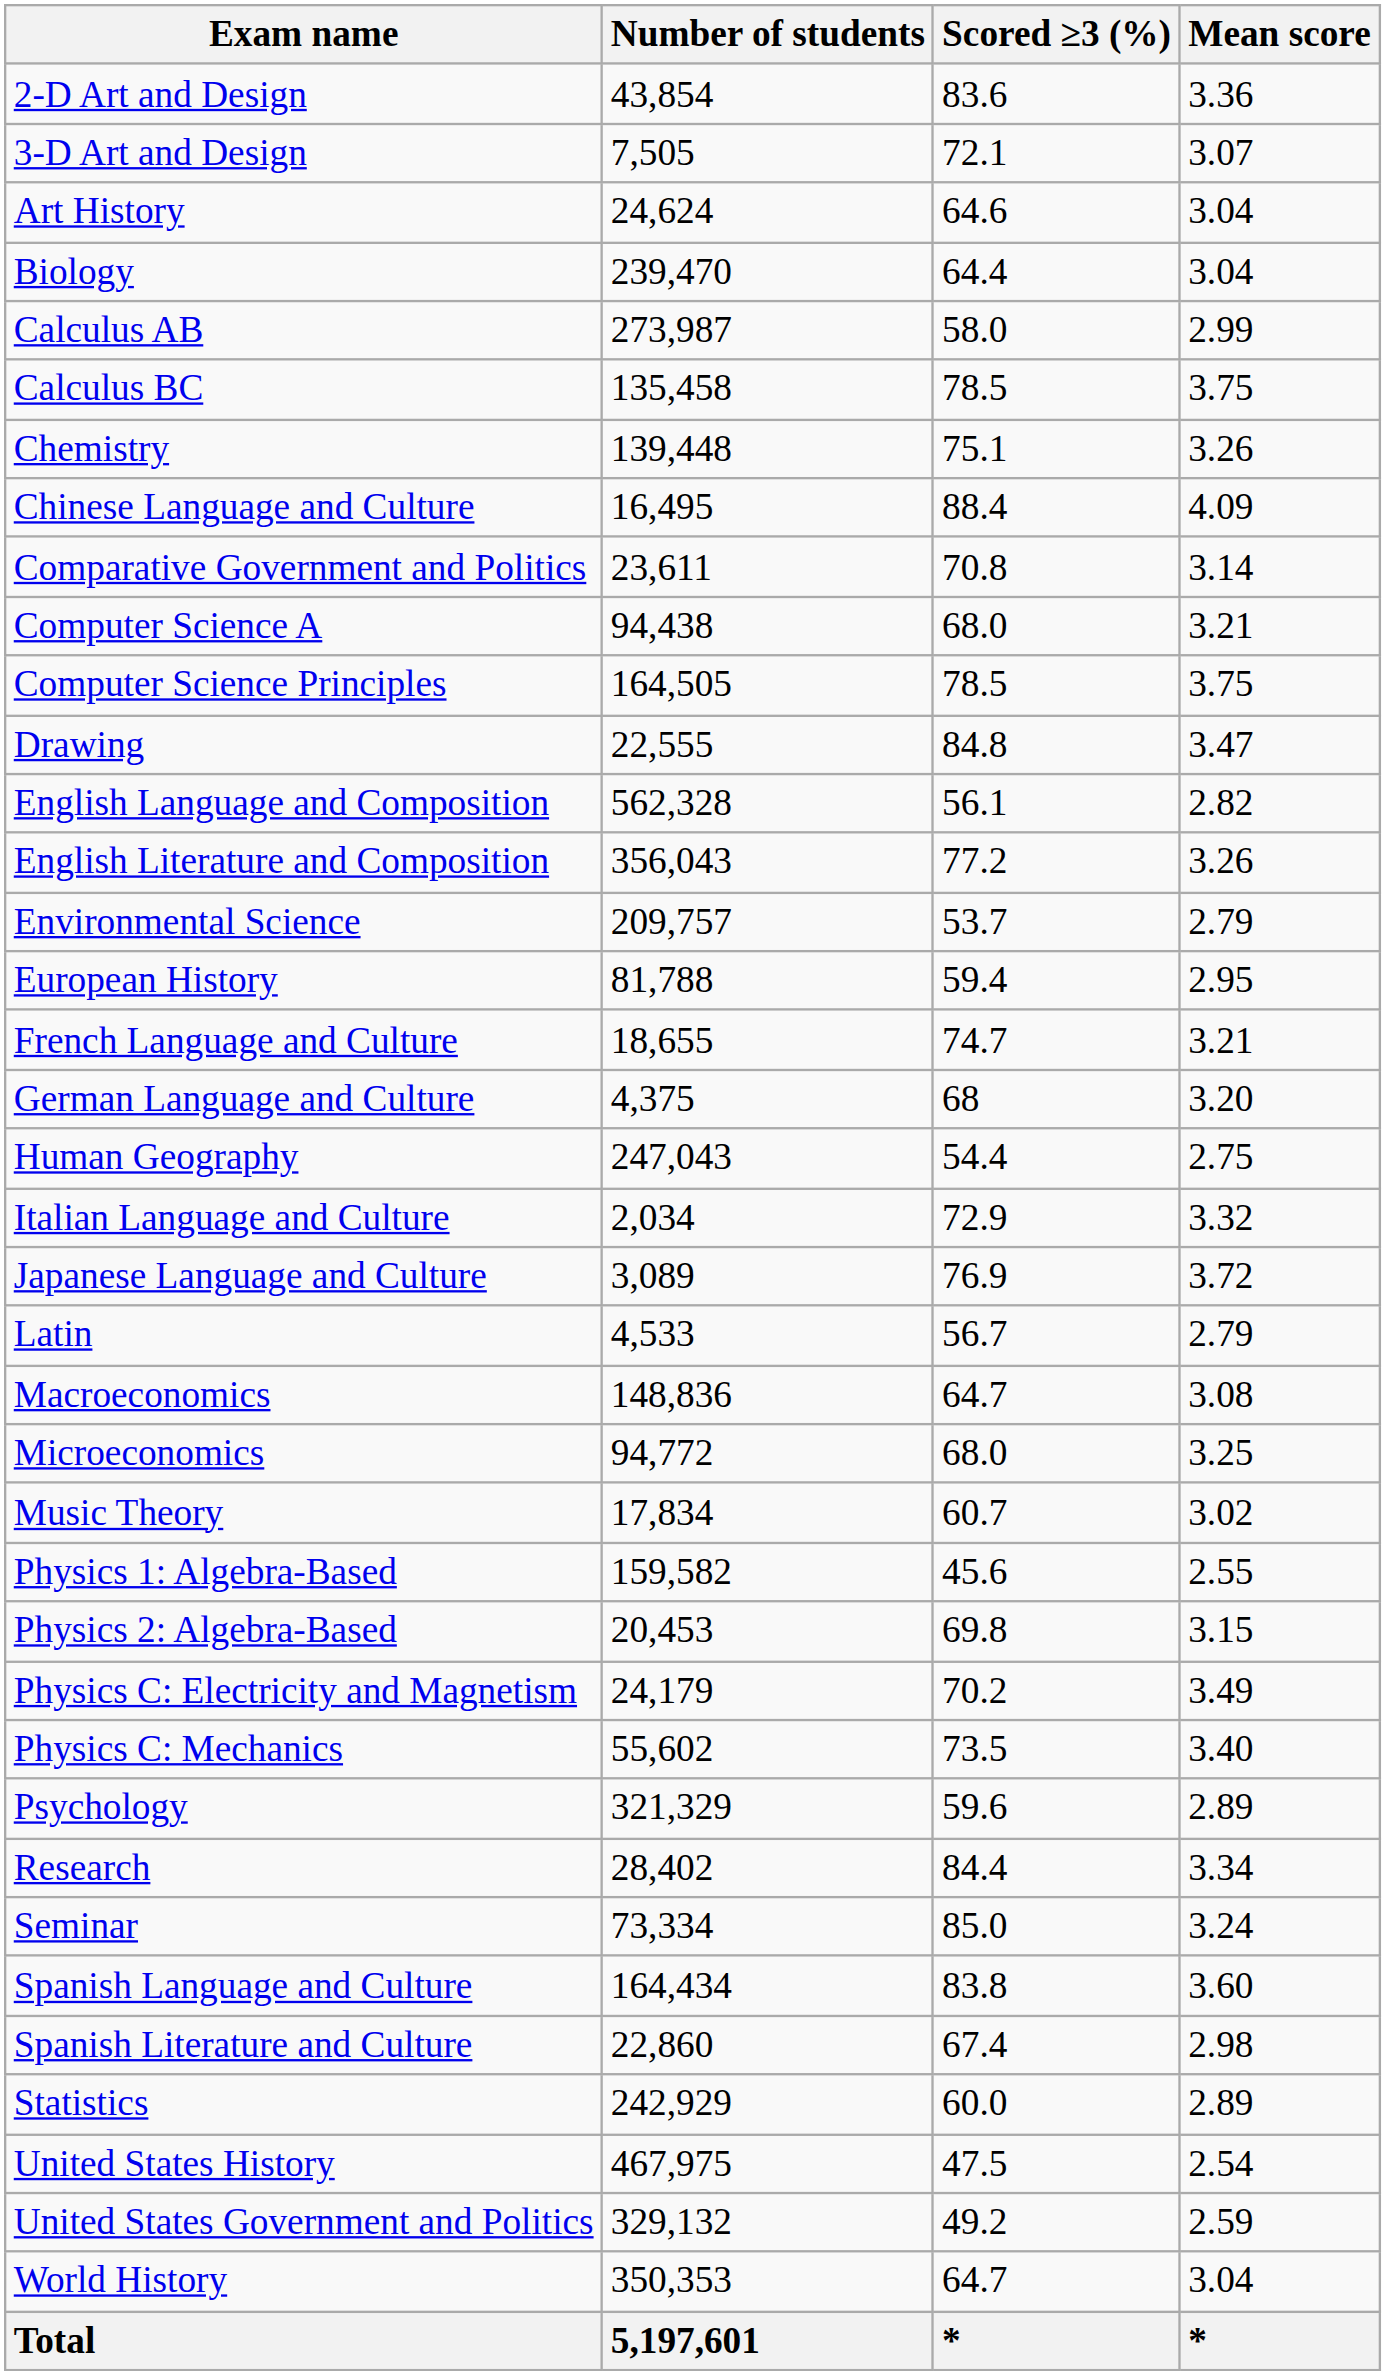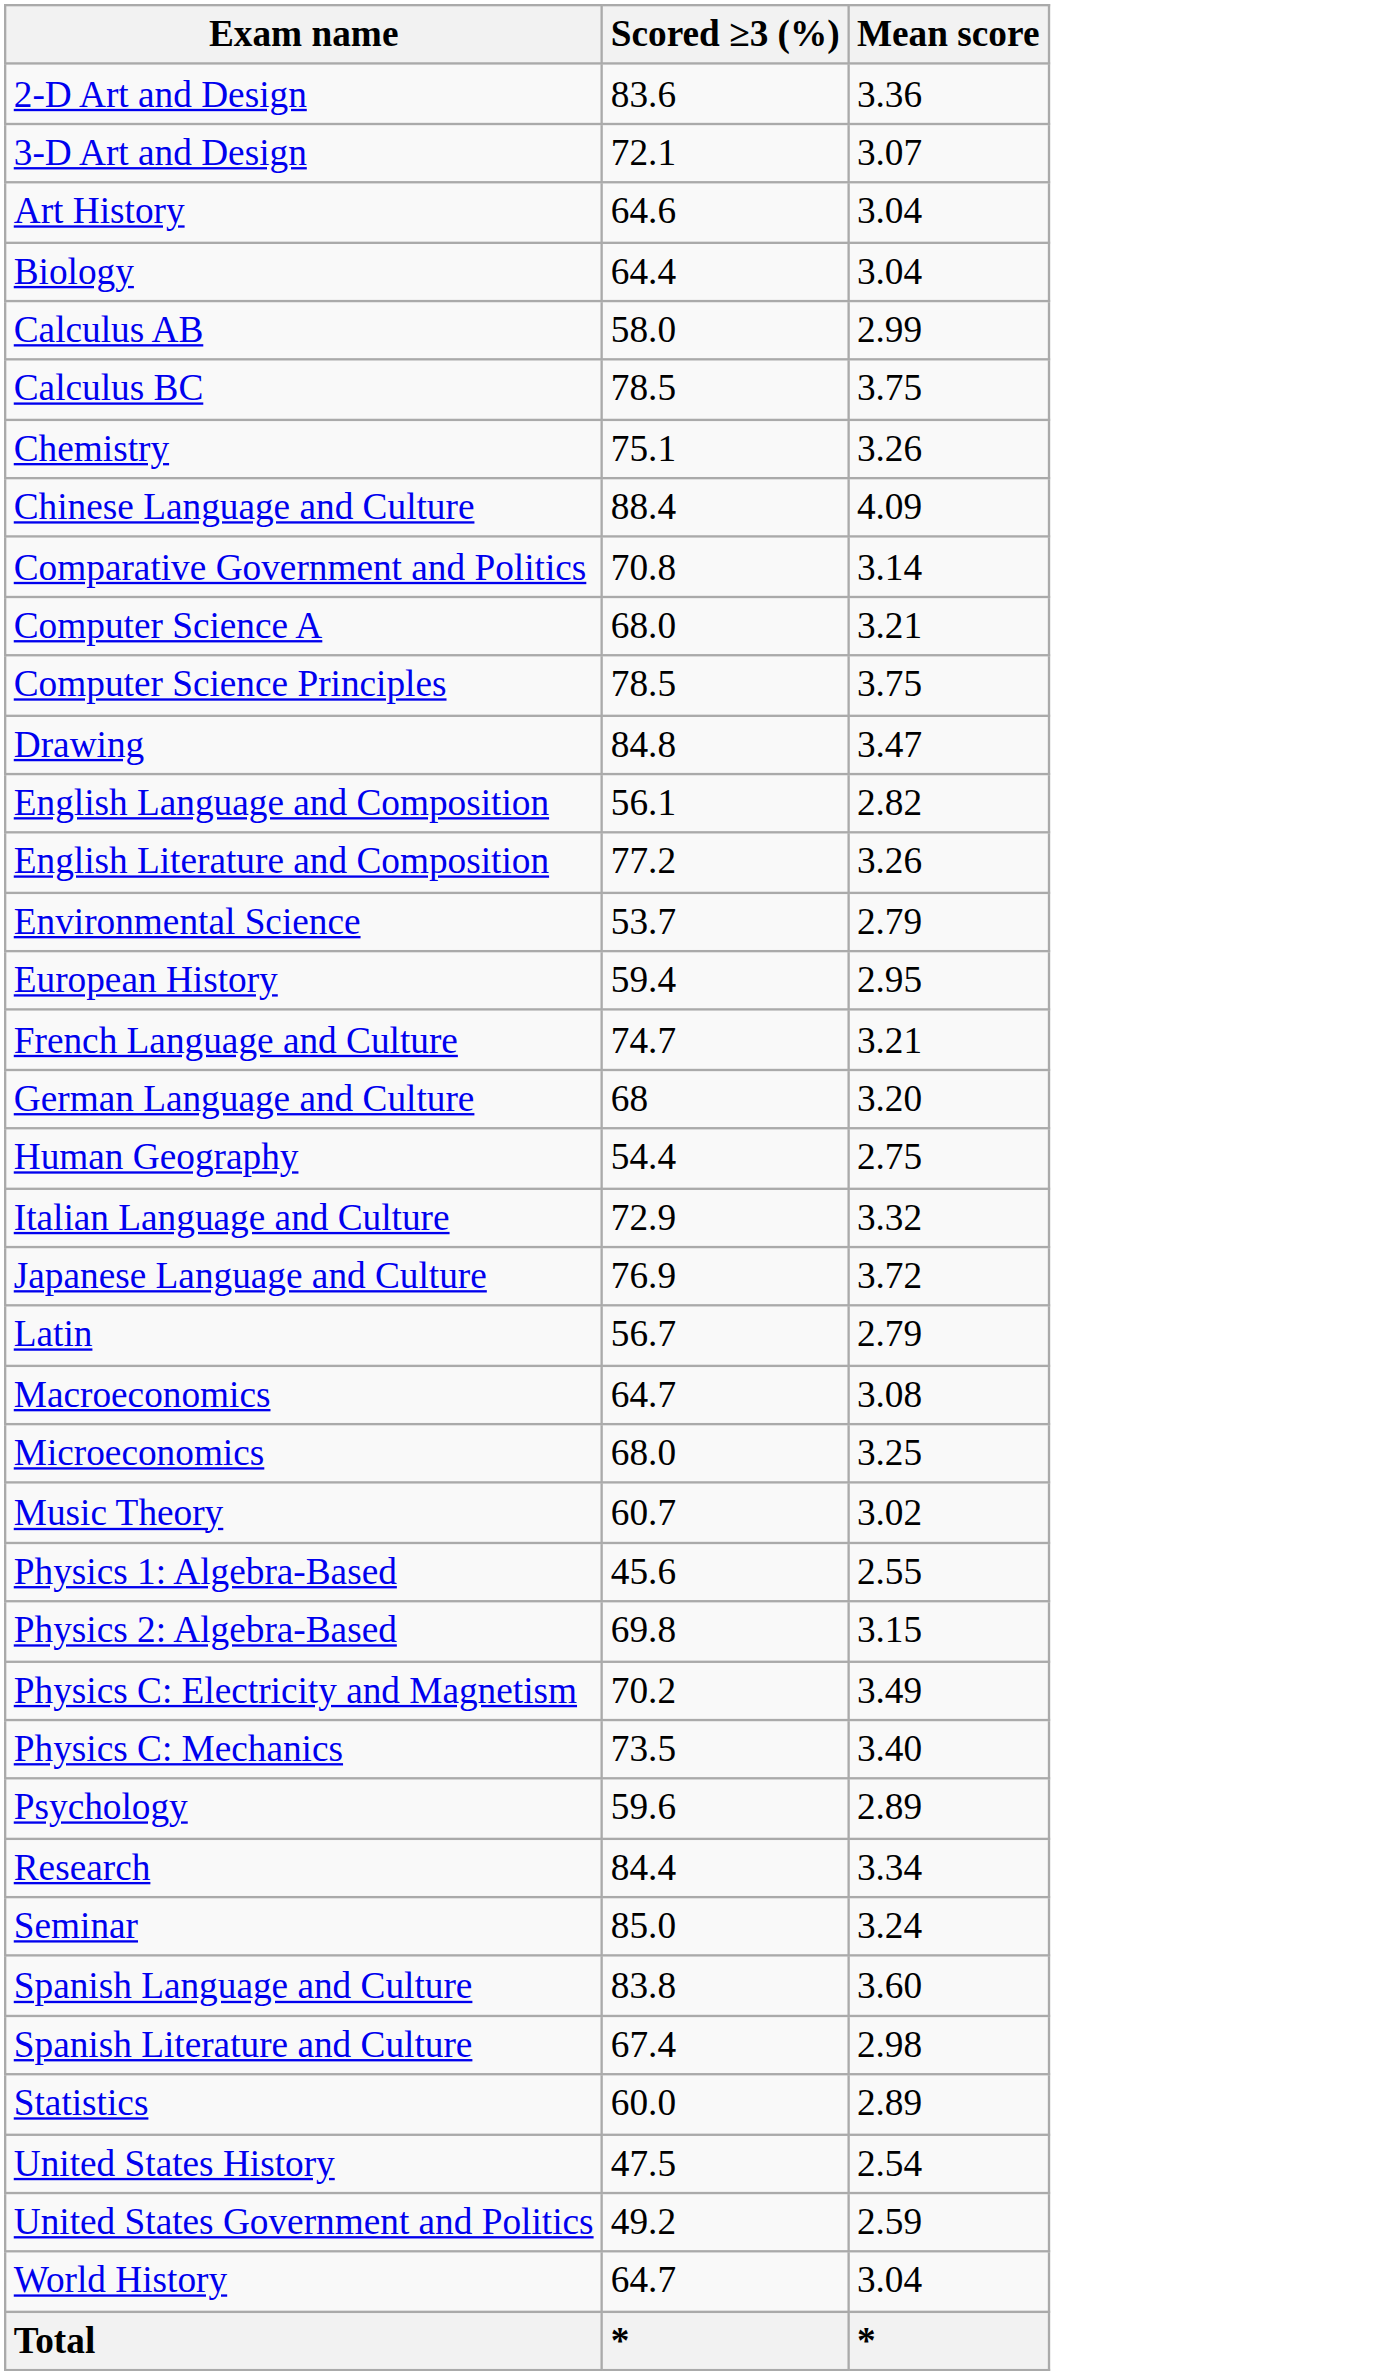- column: (768, 34)
